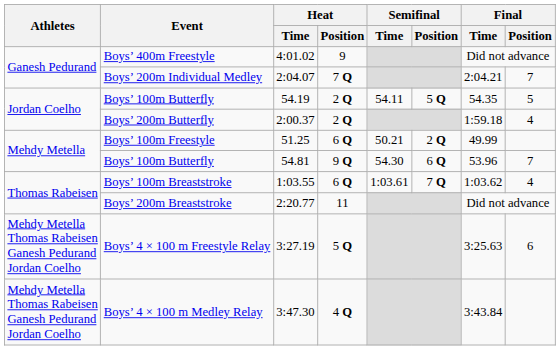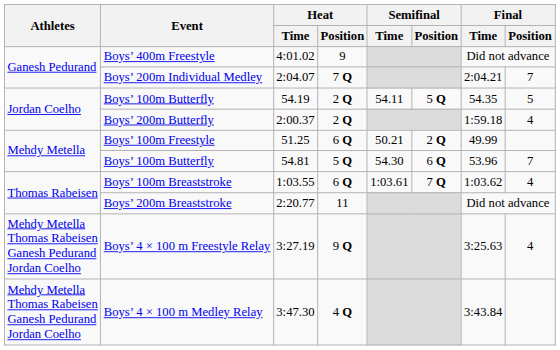(342, 161) 9 Q -> (342, 161) 5 Q
(342, 246) 5 Q -> (342, 246) 9 Q
(530, 246) 6 -> (530, 246) 4
